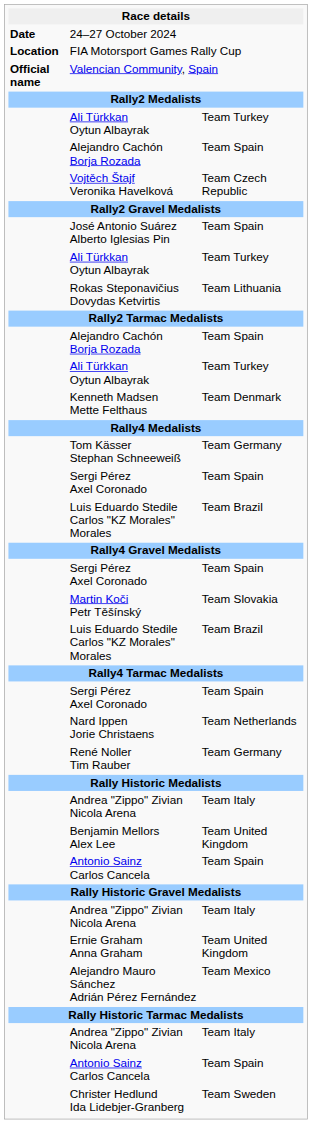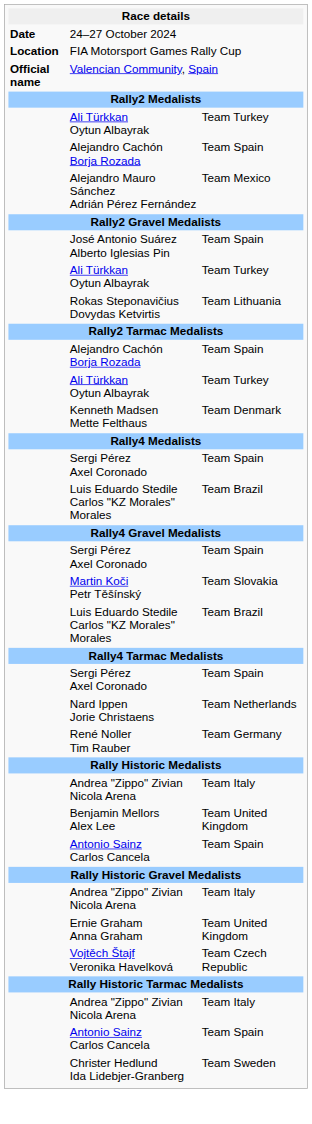rows swapped: (133, 984) <-> (121, 185)
- row: (125, 452)
